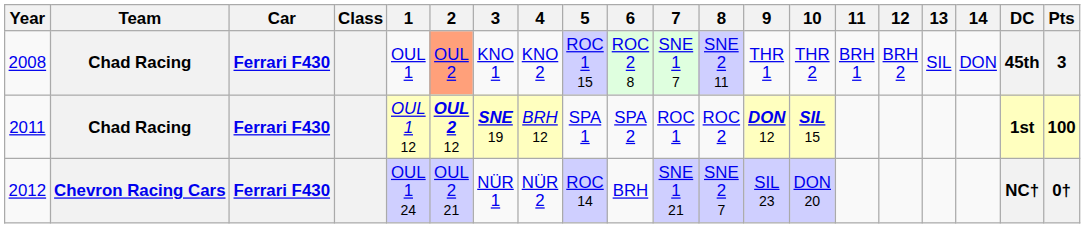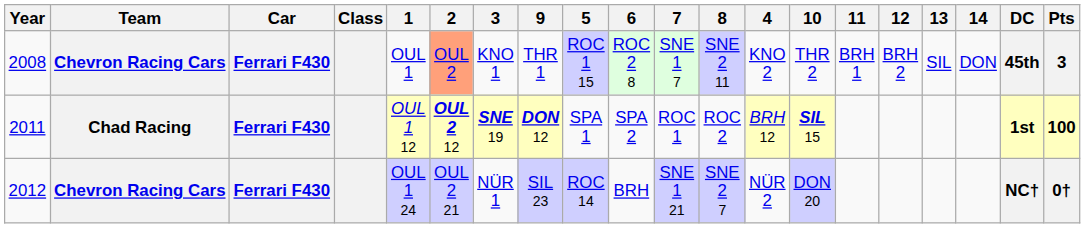columns swapped: (540, 18) <-> (767, 18)
(140, 63) Chad Racing -> (140, 63) Chevron Racing Cars
